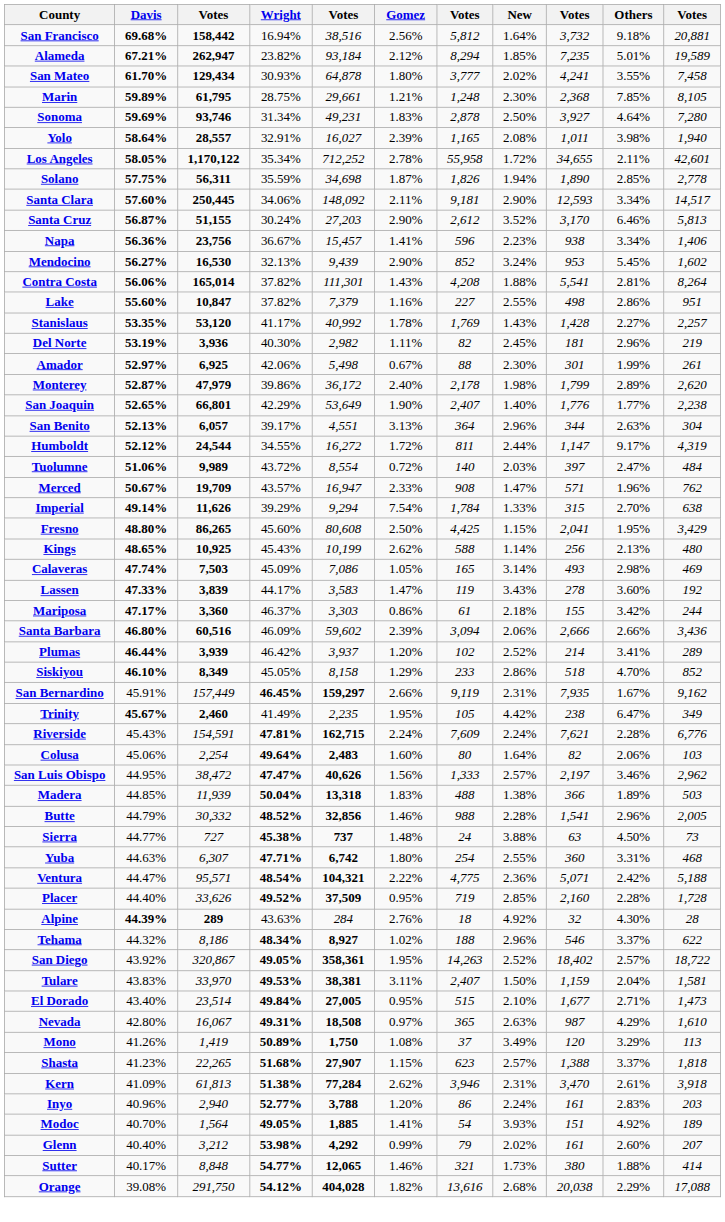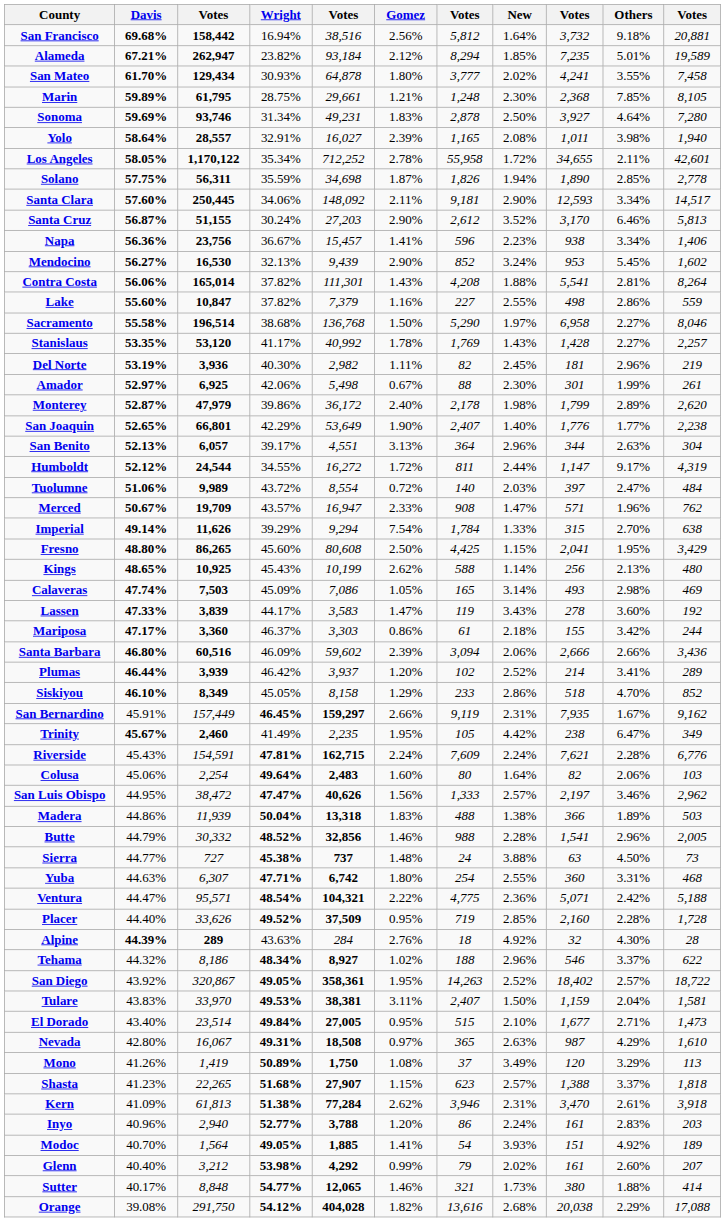(692, 302) 951 -> (692, 302) 559
+ row: (60, 323)
(146, 795) 44.85% -> (146, 816) 44.86%
